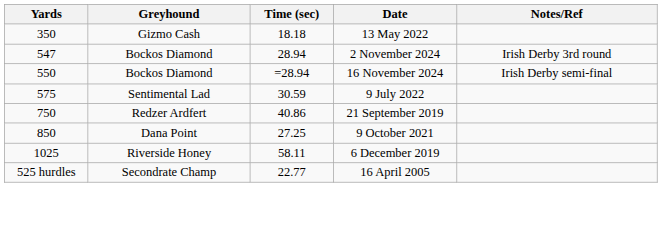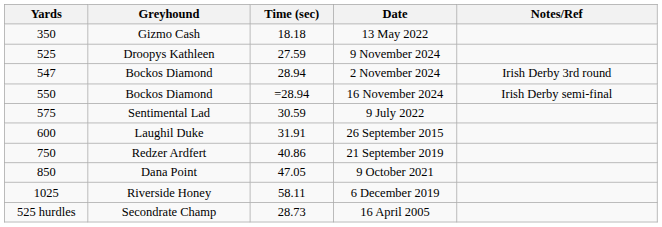+ row: (395, 53)
+ row: (395, 133)
(292, 133) 27.25 -> (292, 172) 47.05
(292, 172) 22.77 -> (292, 212) 28.73
